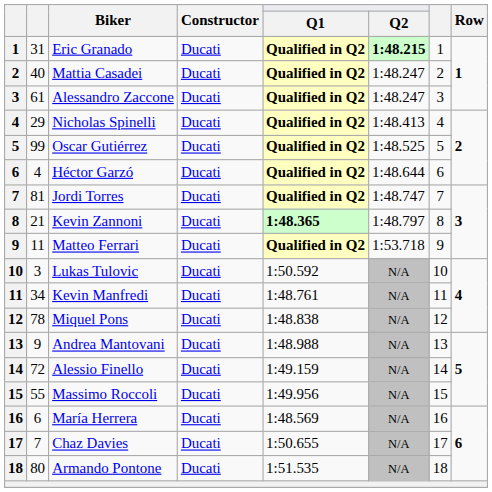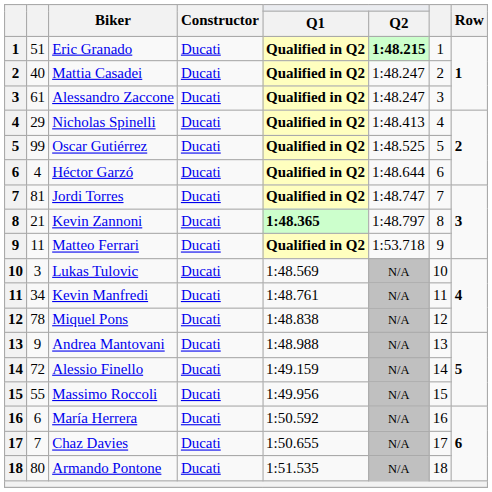(38, 48) 31 -> (38, 48) 51
(292, 270) 1:50.592 -> (292, 270) 1:48.569
(292, 418) 1:48.569 -> (292, 418) 1:50.592
